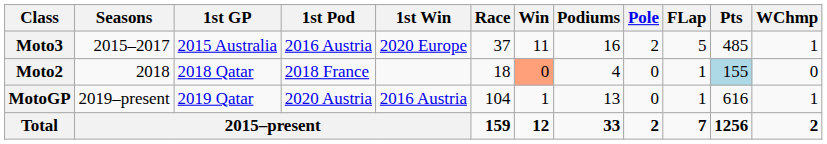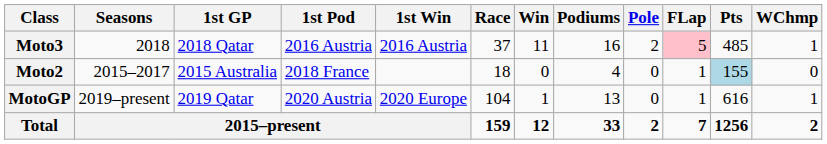(132, 44) 2015–2017 -> (153, 44) 2018
(227, 44) 2015 Australia -> (216, 44) 2018 Qatar
(423, 44) 2020 Europe -> (423, 44) 2016 Austria
(702, 44) no background -> (702, 44) pink background
(153, 71) 2018 -> (132, 71) 2015–2017
(216, 71) 2018 Qatar -> (227, 71) 2015 Australia
(545, 71) lightsalmon background -> (545, 71) no background
(423, 98) 2016 Austria -> (423, 98) 2020 Europe
